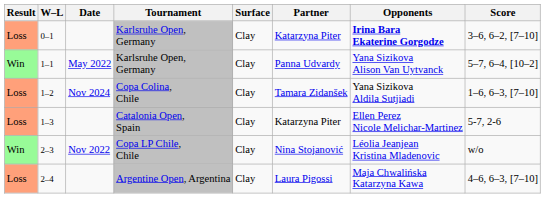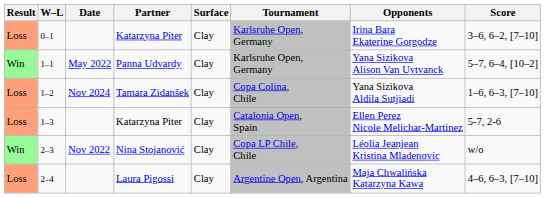columns swapped: (173, 12) <-> (311, 12)
(398, 35) bold -> (395, 35) normal
